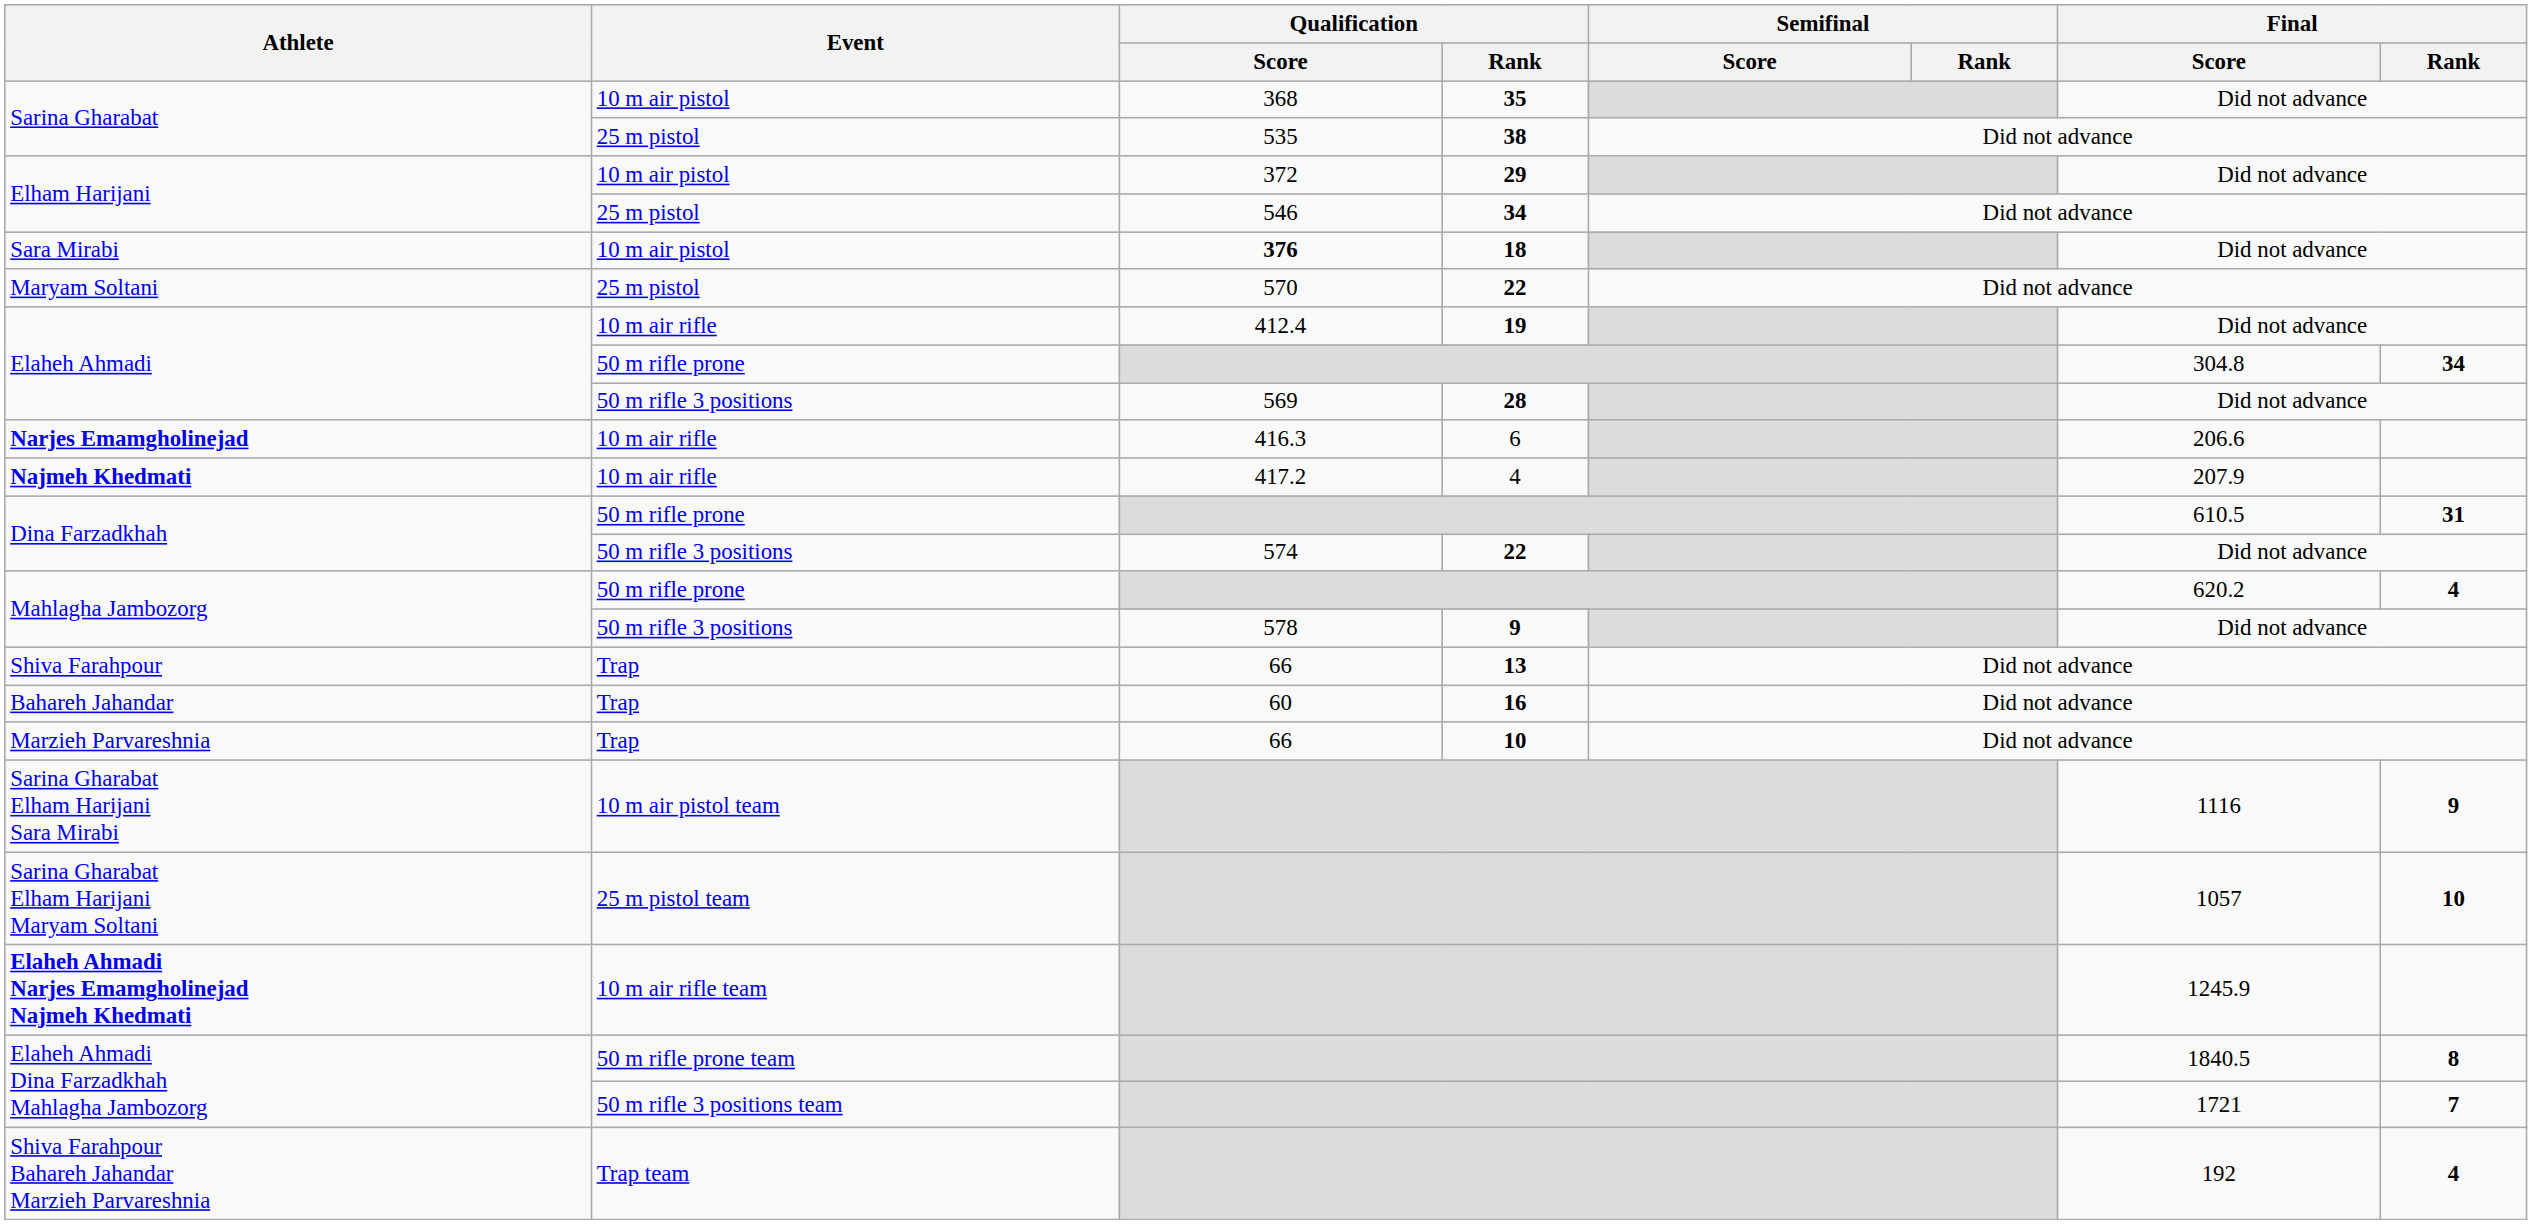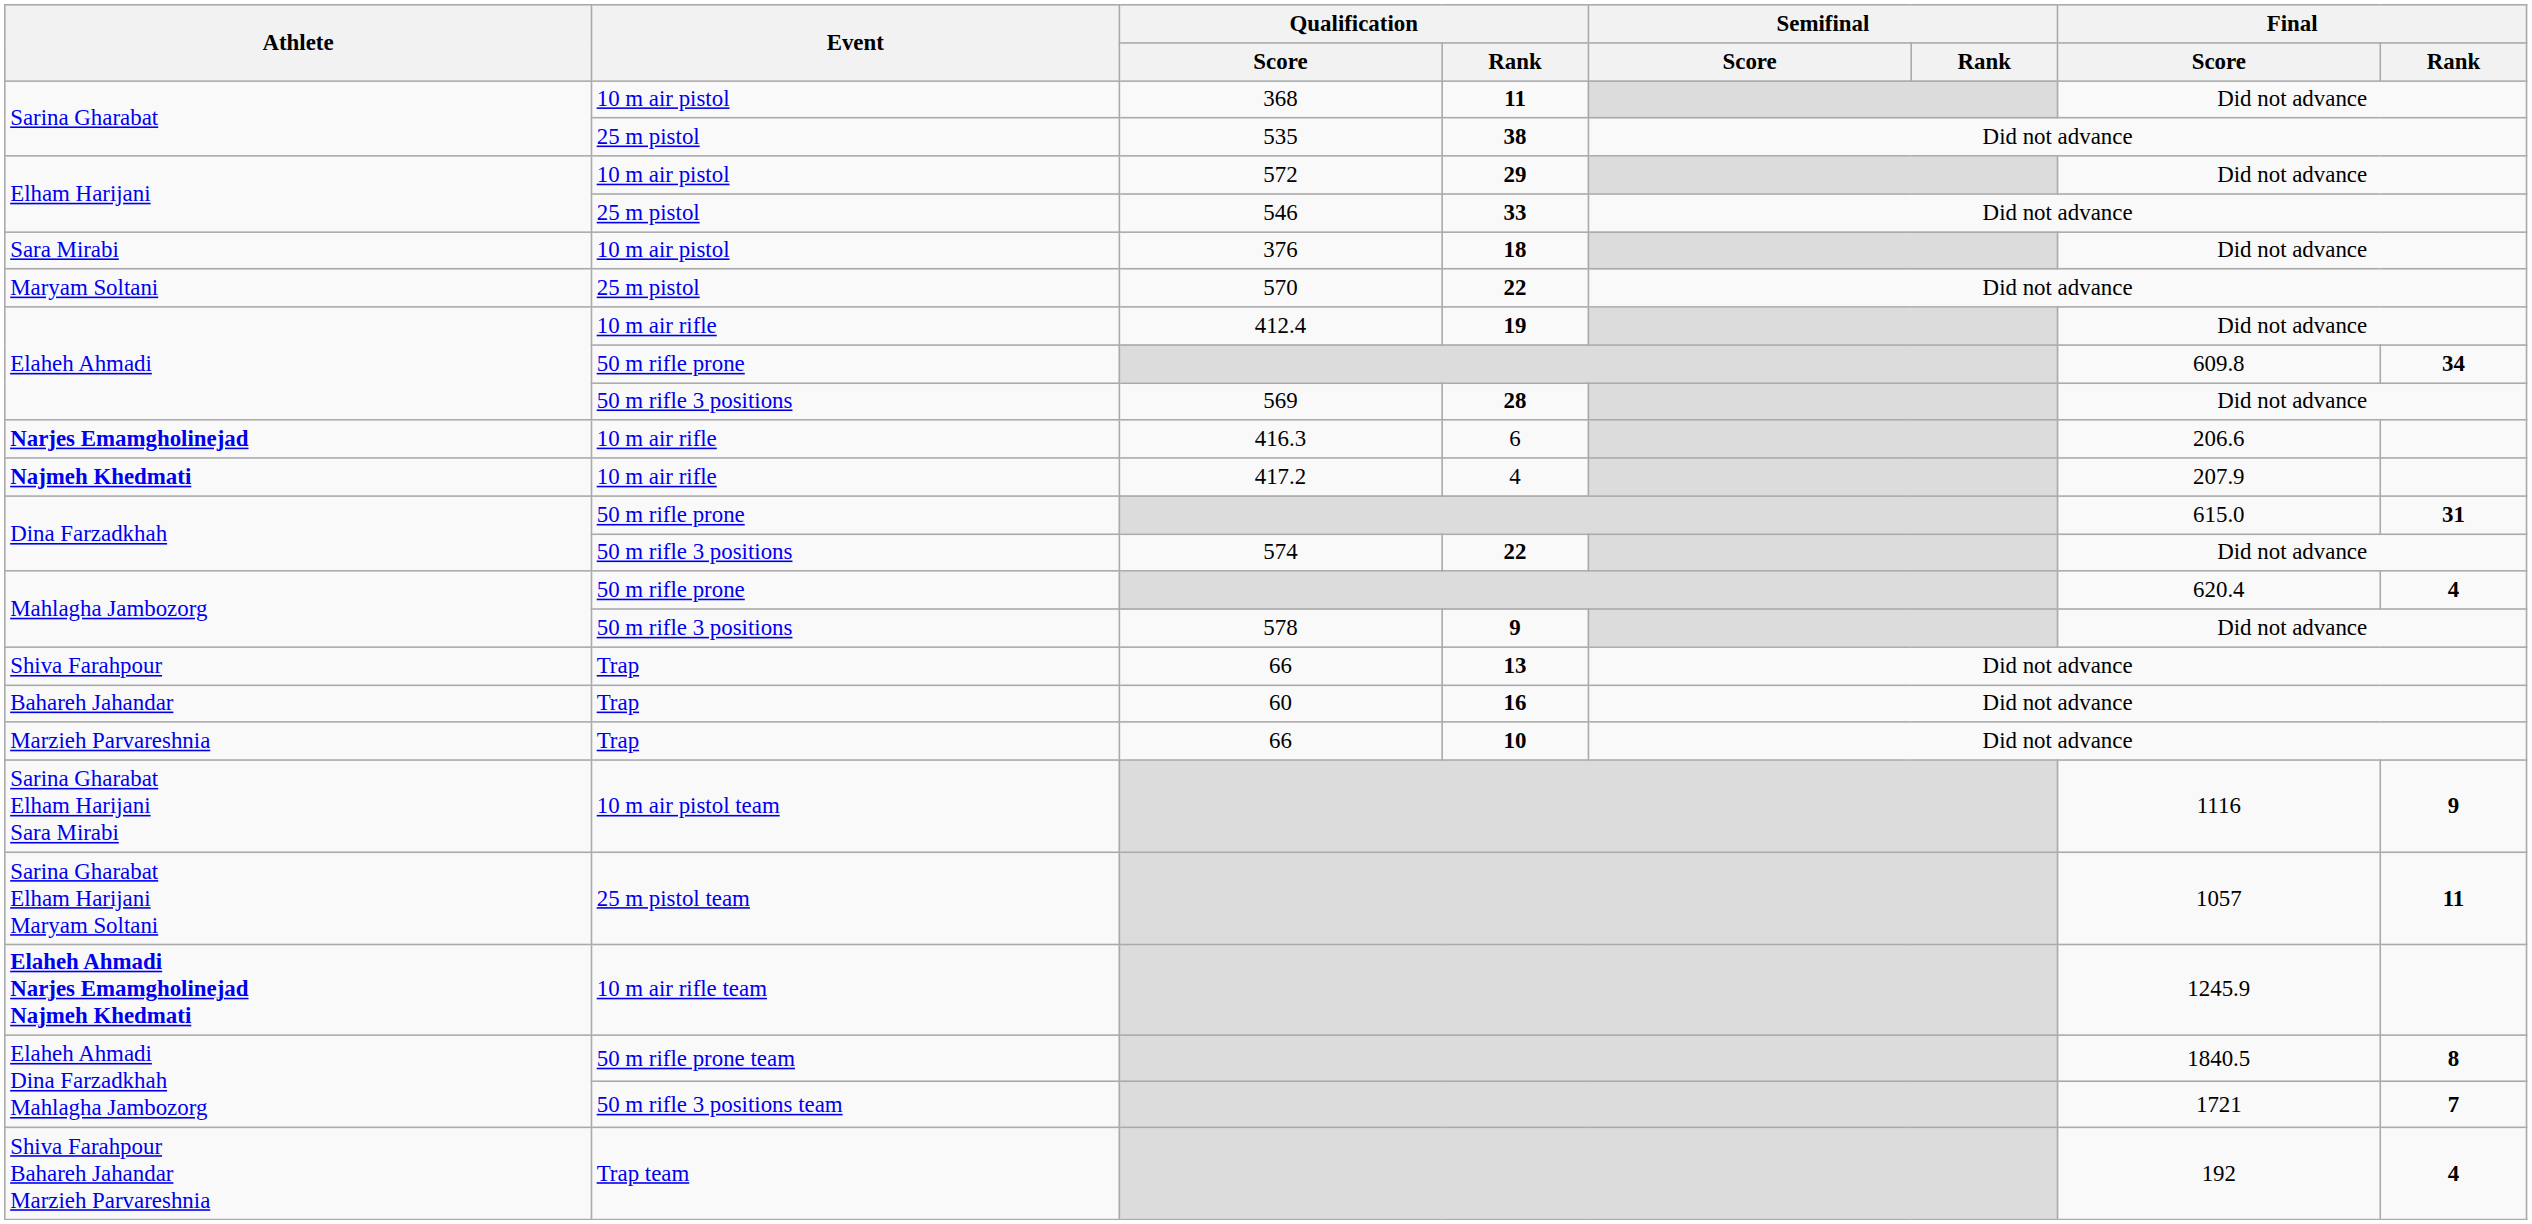(1515, 99) 35 -> (1515, 99) 11
(1280, 174) 372 -> (1280, 174) 572
(1515, 212) 34 -> (1515, 212) 33
(1280, 250) bold -> (1280, 250) normal
(2219, 363) 304.8 -> (2219, 363) 609.8
(2219, 514) 610.5 -> (2219, 514) 615.0
(2219, 590) 620.2 -> (2219, 590) 620.4
(2453, 897) 10 -> (2453, 897) 11
